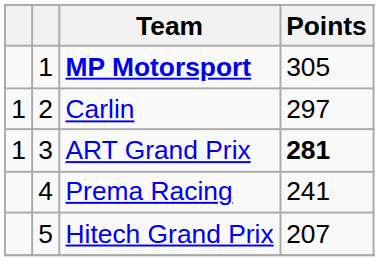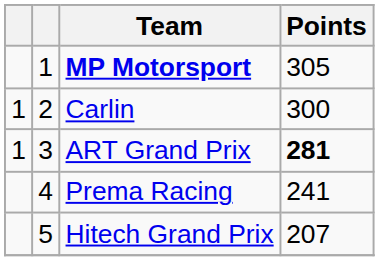(308, 109) 297 -> (308, 109) 300
